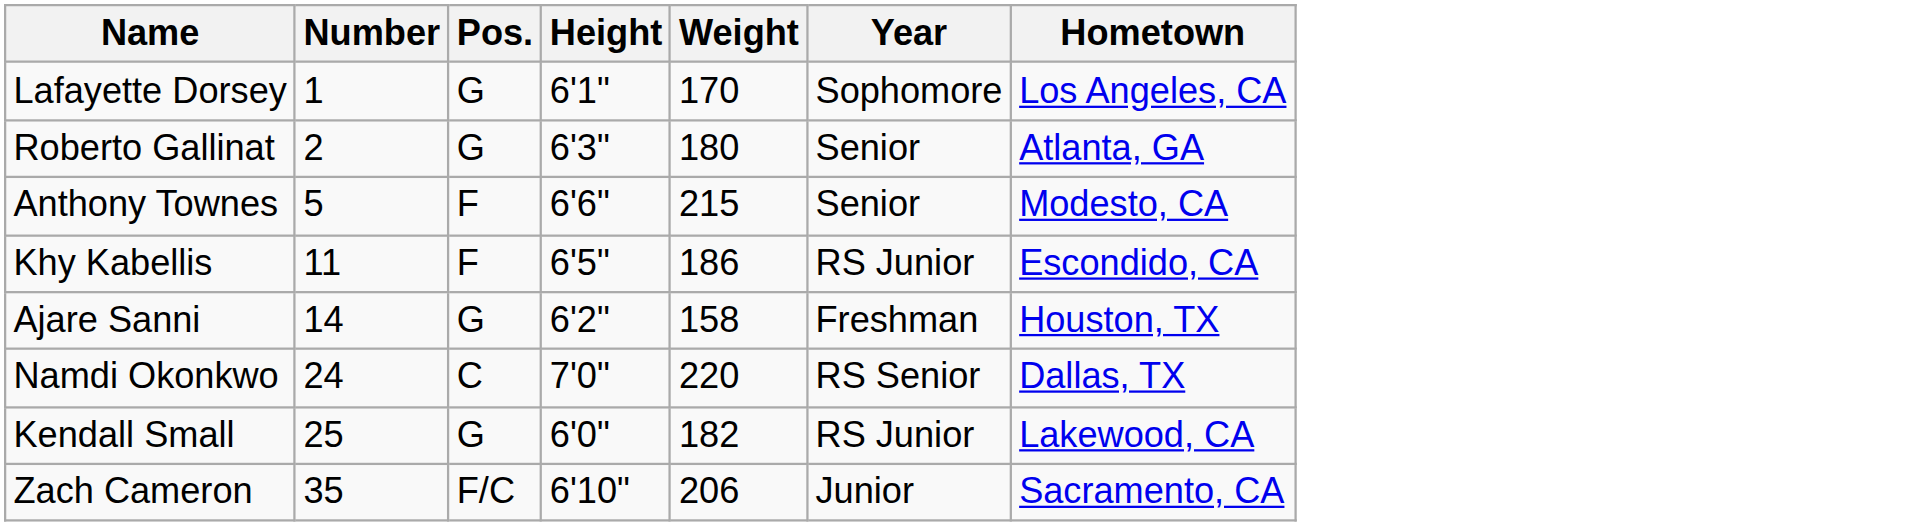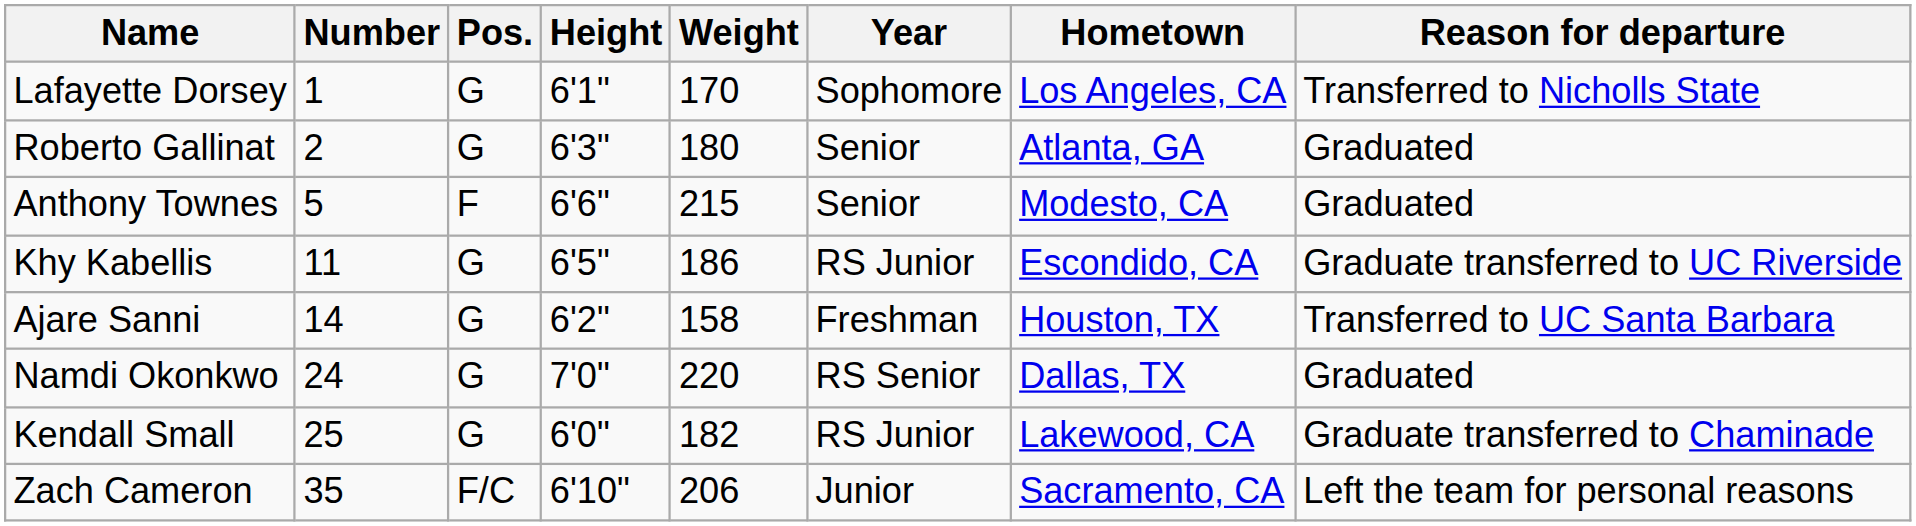+ column: (1603, 33)
(468, 262) F -> (471, 262) G
(470, 377) C -> (471, 377) G
